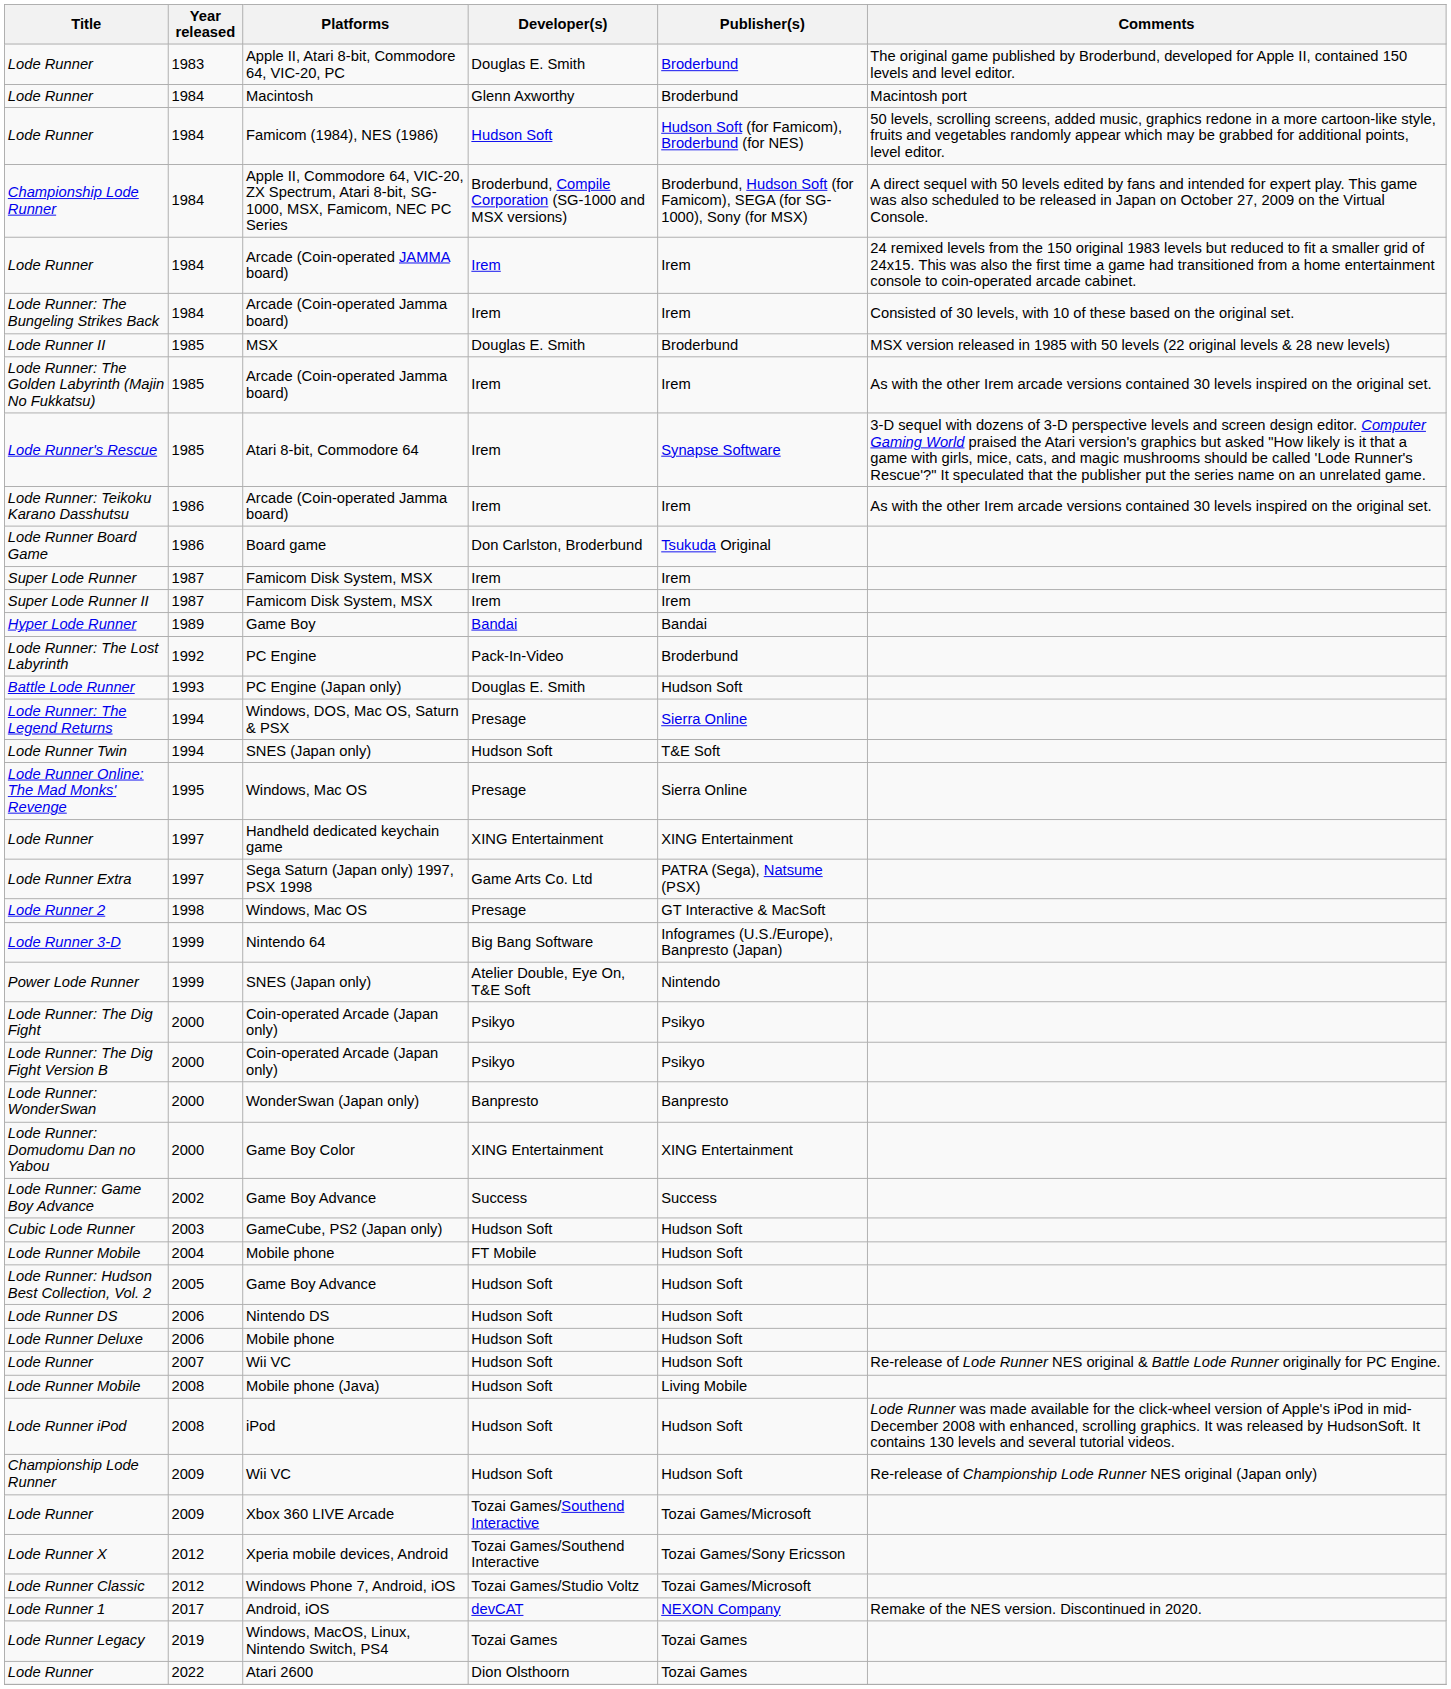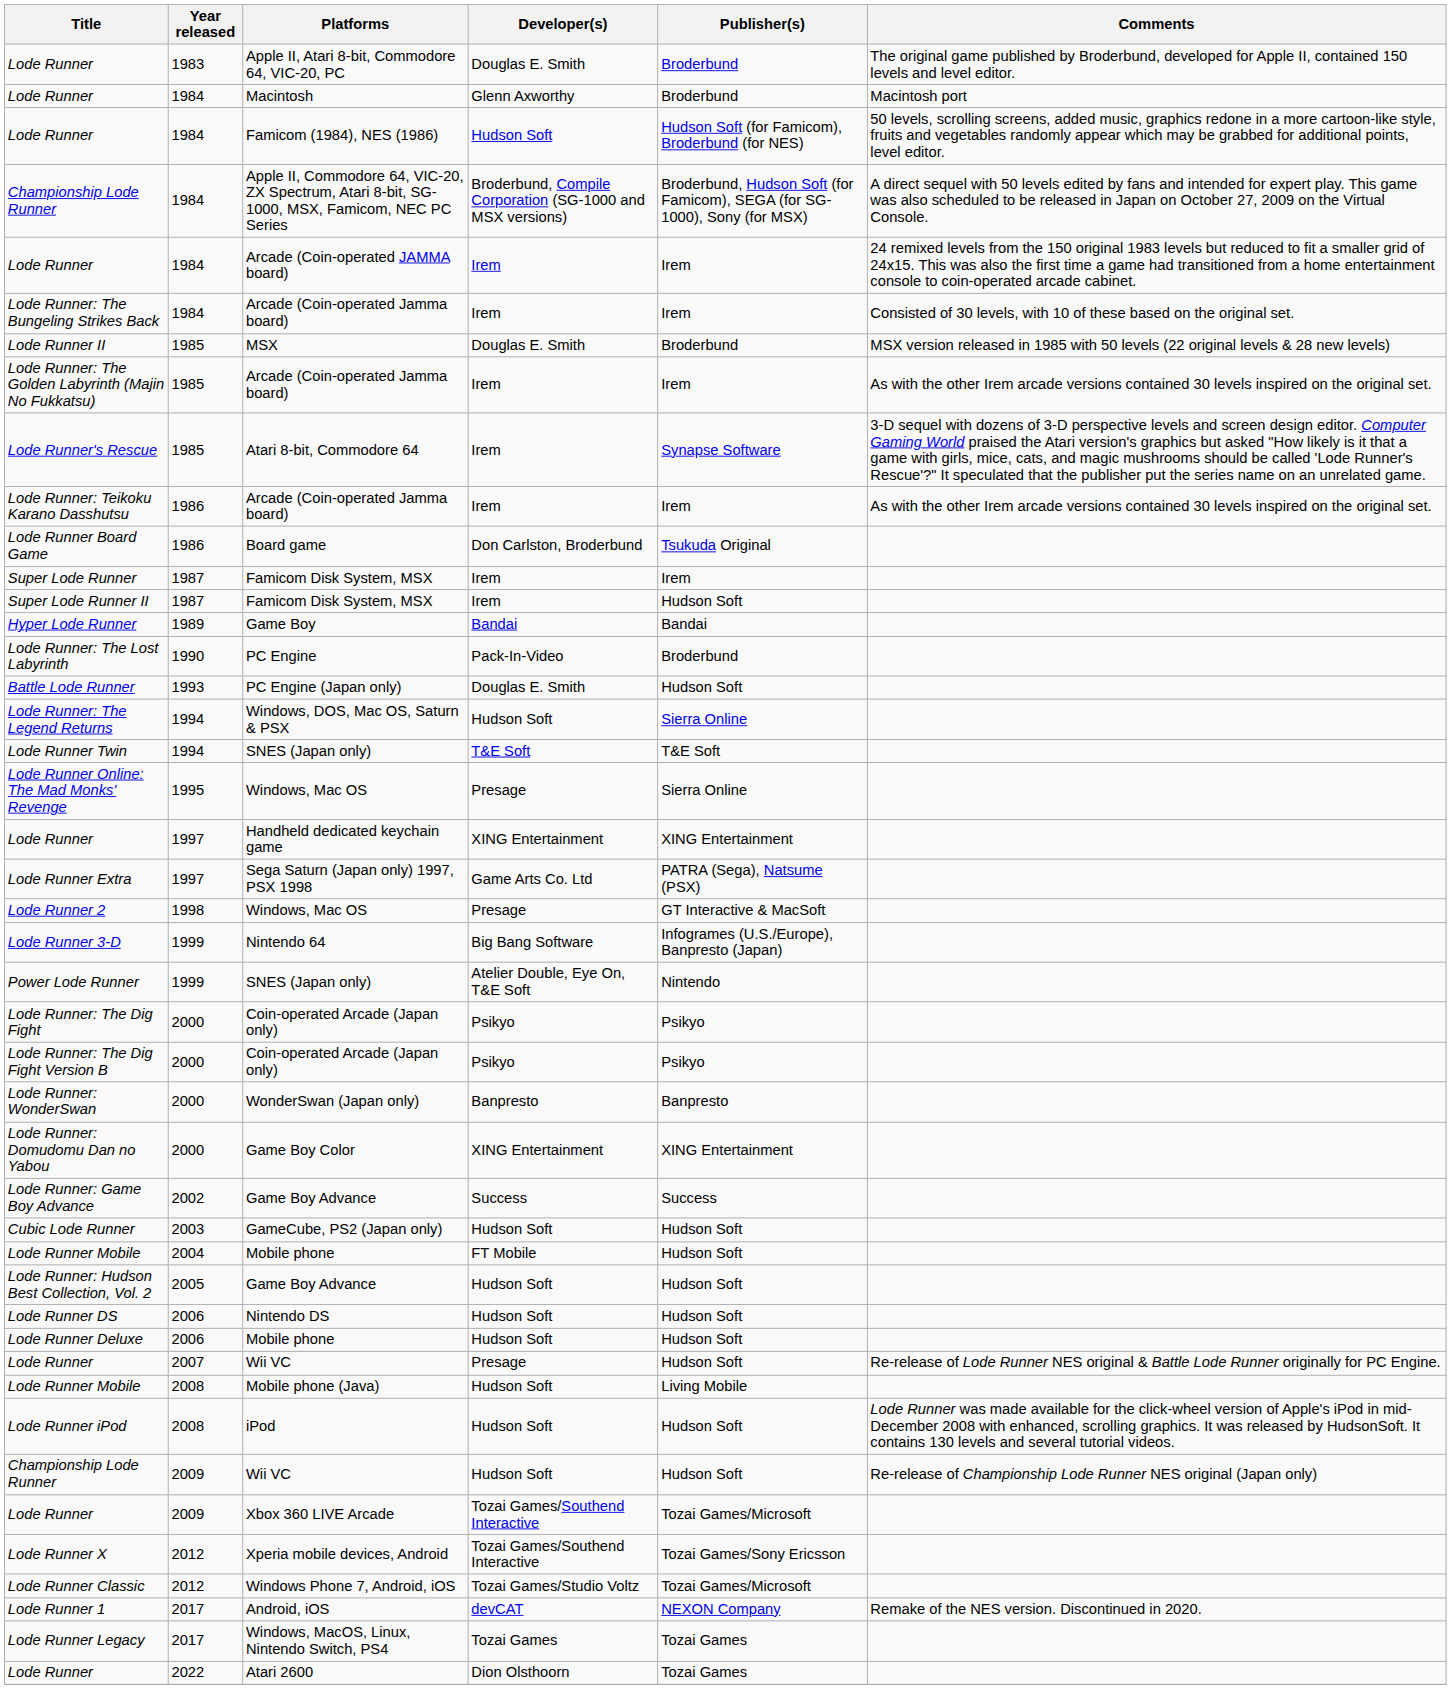(676, 601) Irem -> (702, 601) Hudson Soft
(188, 656) 1992 -> (188, 656) 1990
(499, 719) Presage -> (512, 719) Hudson Soft
(512, 751) Hudson Soft -> (501, 751) T&E Soft
(512, 1363) Hudson Soft -> (499, 1363) Presage
(188, 1641) 2019 -> (188, 1641) 2017
